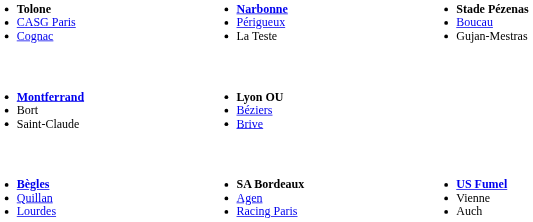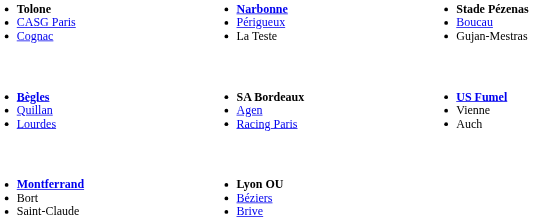rows swapped: (92, 198) <-> (92, 110)
